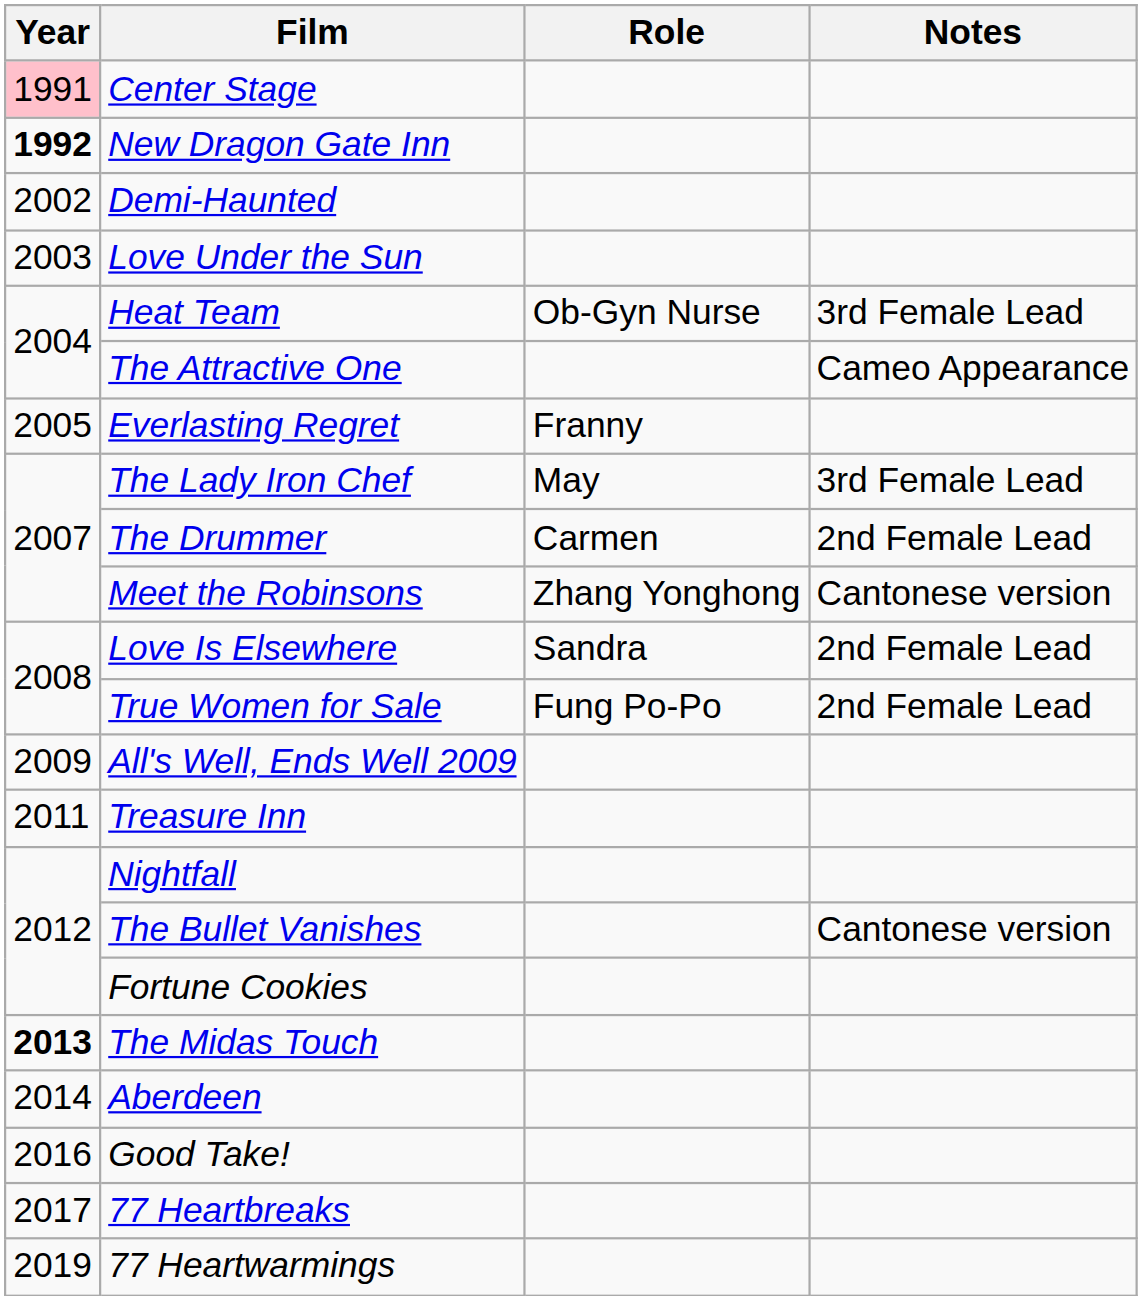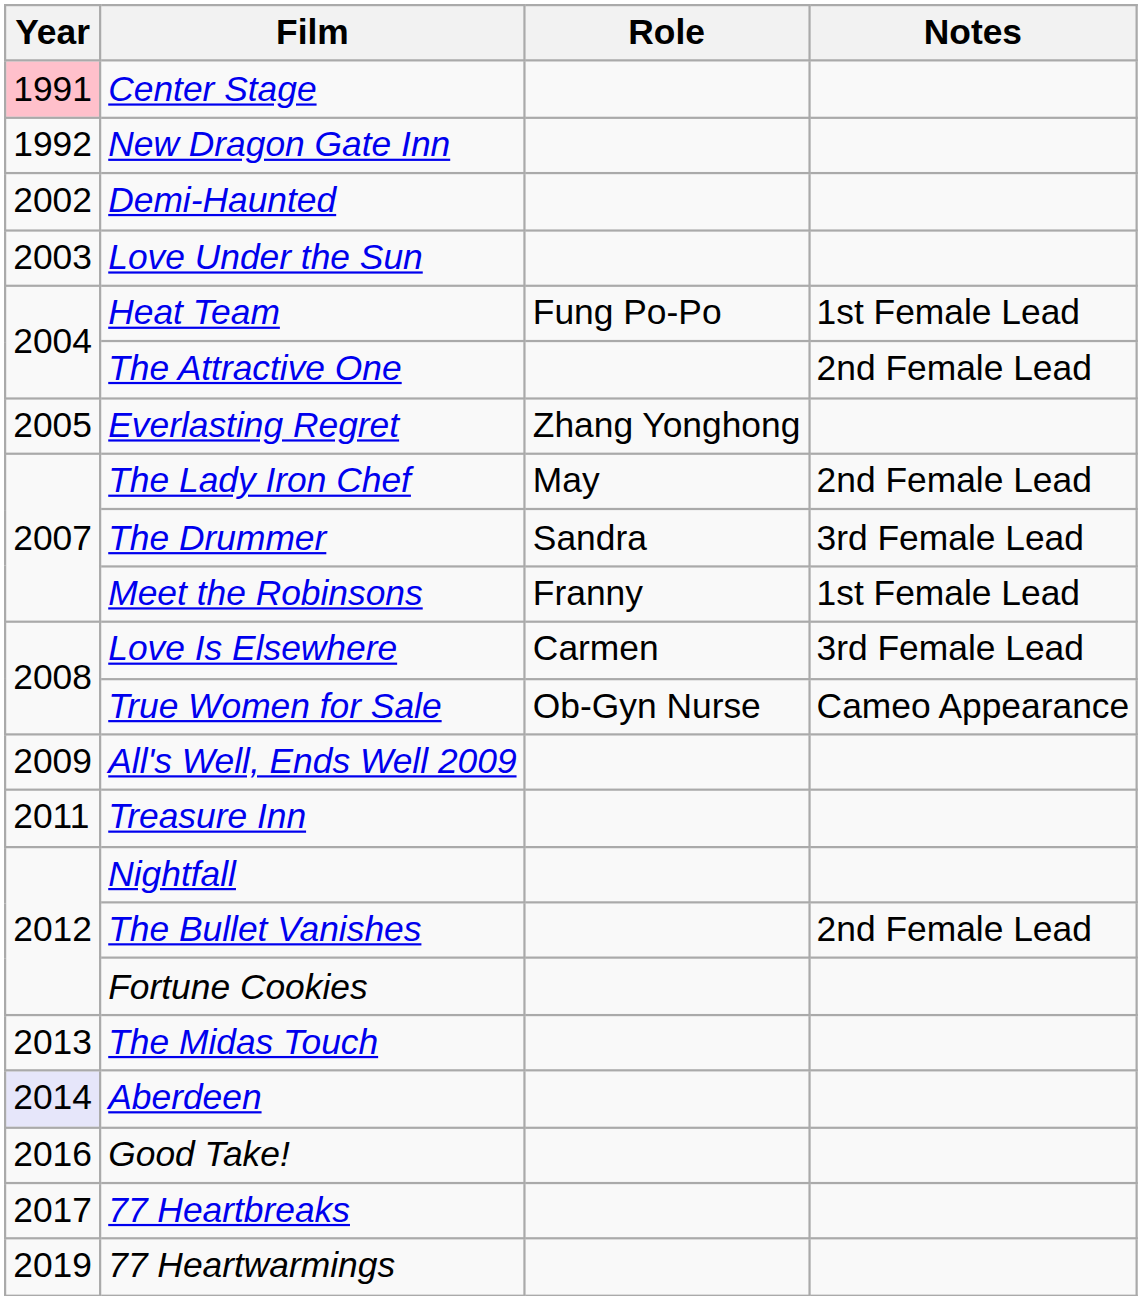(53, 144) bold -> (53, 144) normal
(647, 312) Ob-Gyn Nurse -> (627, 312) Fung Po-Po
(950, 312) 3rd Female Lead -> (948, 312) 1st Female Lead
(973, 369) Cameo Appearance -> (954, 369) 2nd Female Lead
(588, 425) Franny -> (667, 425) Zhang Yonghong
(950, 481) 3rd Female Lead -> (954, 481) 2nd Female Lead
(596, 537) Carmen -> (590, 537) Sandra
(954, 537) 2nd Female Lead -> (950, 537) 3rd Female Lead
(667, 593) Zhang Yonghong -> (588, 593) Franny
(964, 593) Cantonese version -> (948, 593) 1st Female Lead
(590, 649) Sandra -> (596, 649) Carmen
(954, 649) 2nd Female Lead -> (950, 649) 3rd Female Lead
(627, 705) Fung Po-Po -> (647, 705) Ob-Gyn Nurse
(954, 705) 2nd Female Lead -> (973, 705) Cameo Appearance
(964, 929) Cantonese version -> (954, 929) 2nd Female Lead
(53, 1041) bold -> (53, 1041) normal
(53, 1098) no background -> (53, 1098) lavender background
